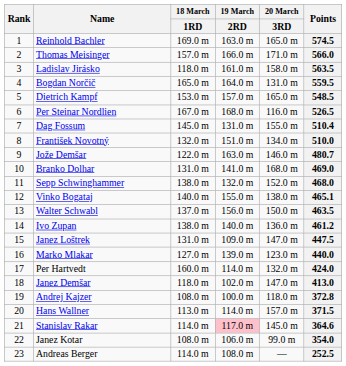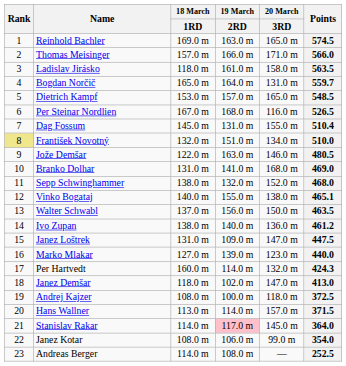(323, 83) 559.5 -> (323, 83) 559.7
(19, 140) no background -> (19, 140) khaki background
(323, 154) 480.7 -> (323, 154) 480.5
(323, 268) 424.0 -> (323, 268) 424.3
(323, 297) 372.8 -> (323, 297) 372.5
(323, 325) 364.6 -> (323, 325) 364.0
